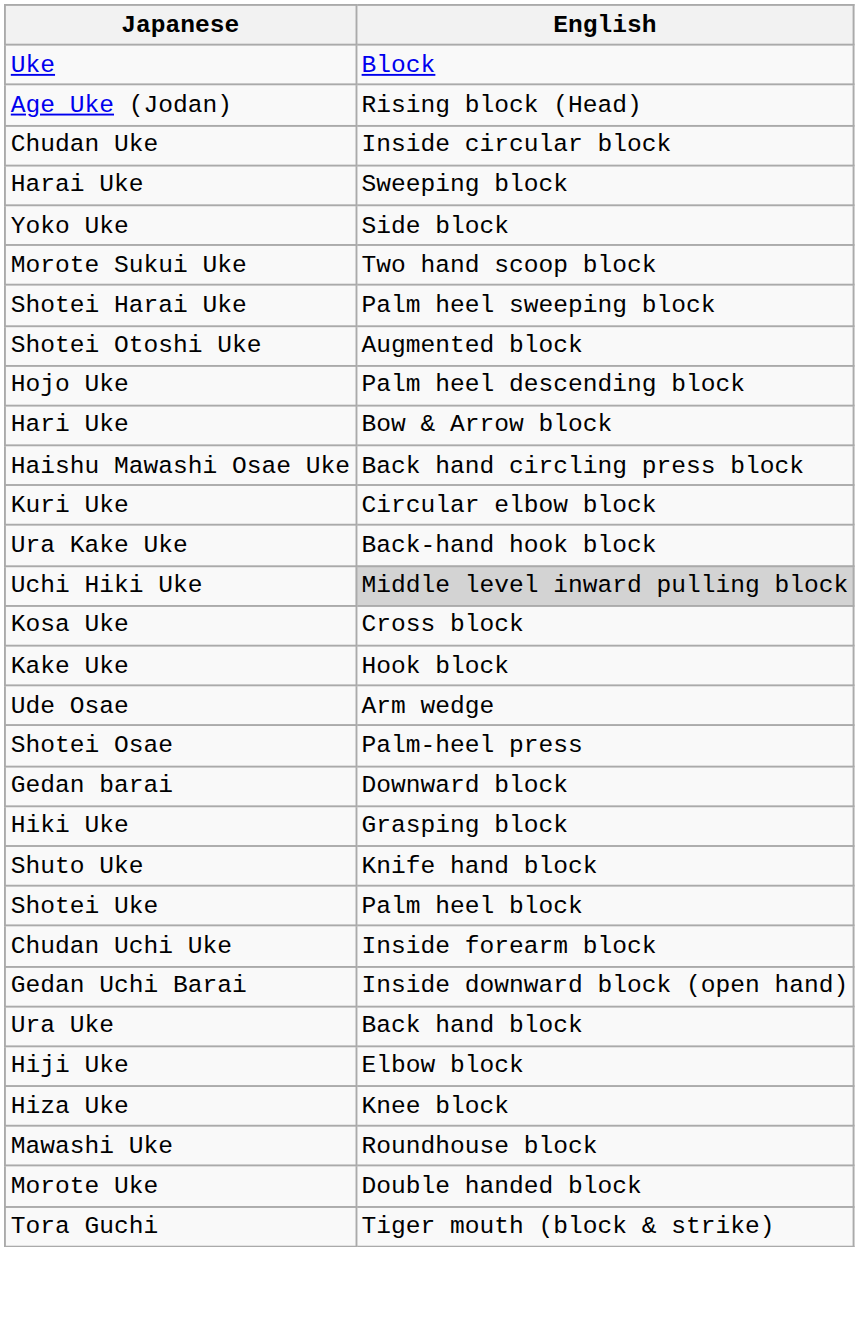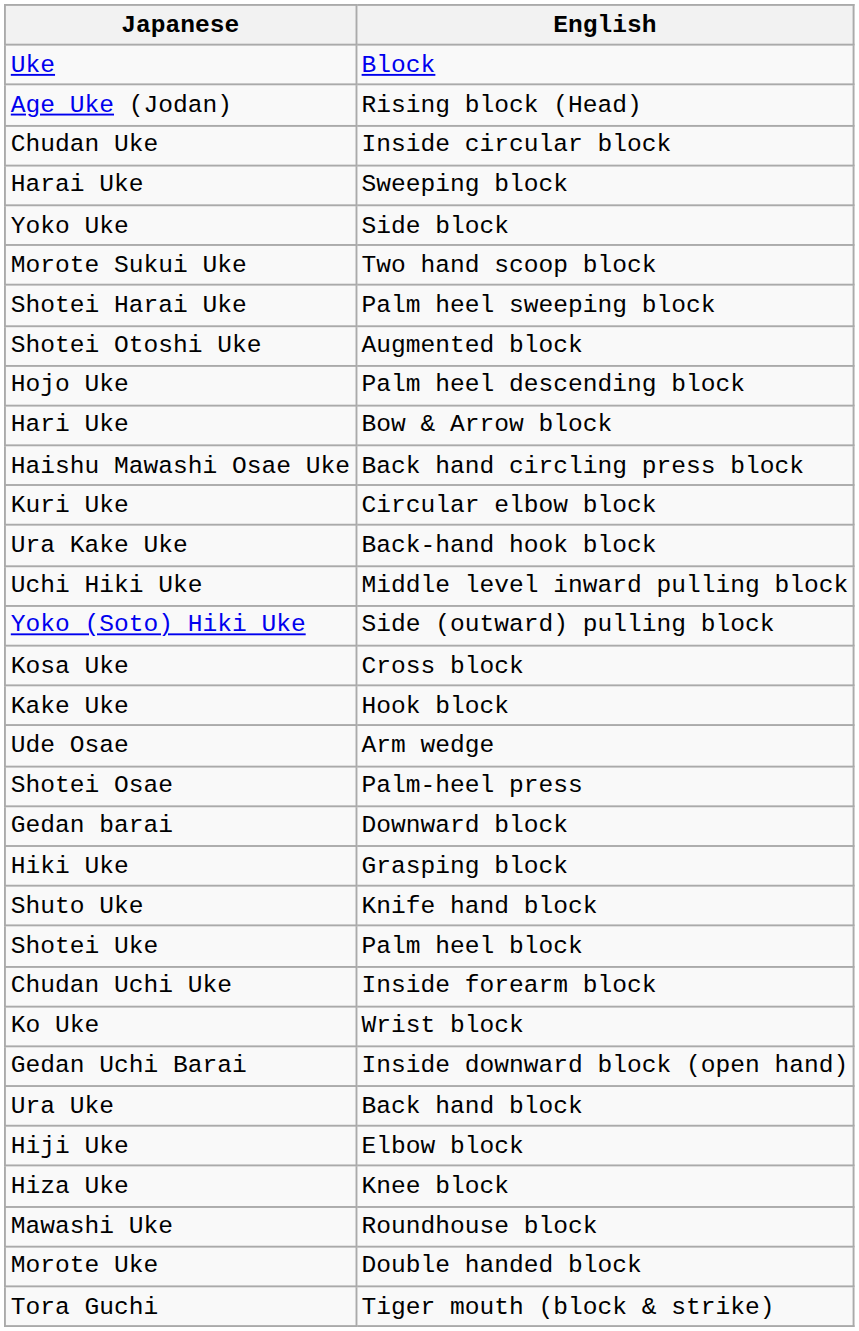(605, 586) lightgrey background -> (605, 586) no background
+ row: (158, 626)
+ row: (55, 1026)
